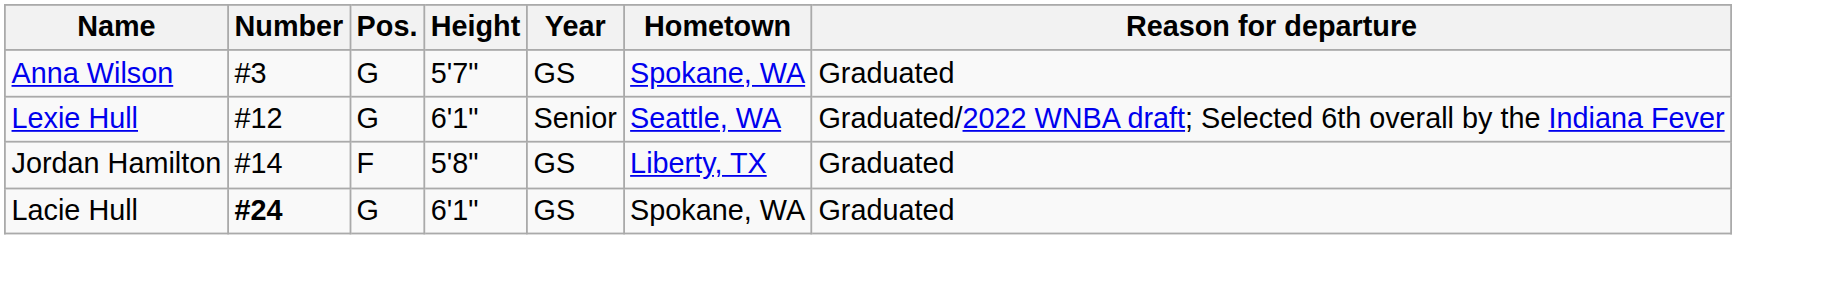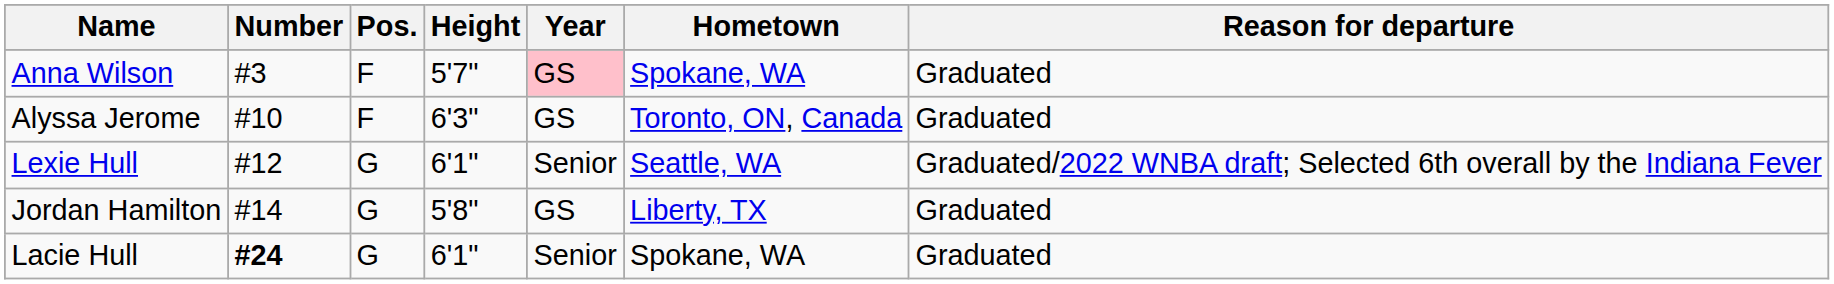(368, 73) G -> (365, 73) F
(554, 73) no background -> (554, 73) pink background
+ row: (106, 118)
(365, 164) F -> (368, 210) G
(554, 210) GS -> (575, 255) Senior
